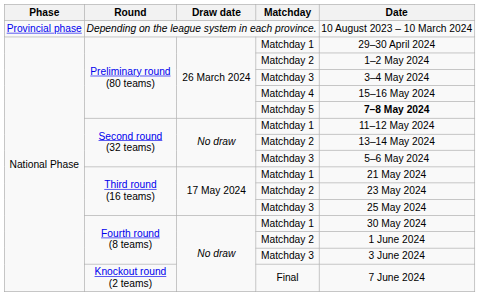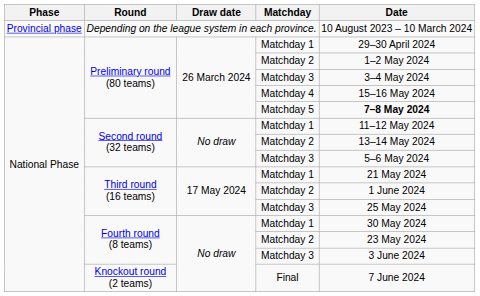(397, 191) 23 May 2024 -> (397, 191) 1 June 2024
(397, 239) 1 June 2024 -> (397, 239) 23 May 2024
